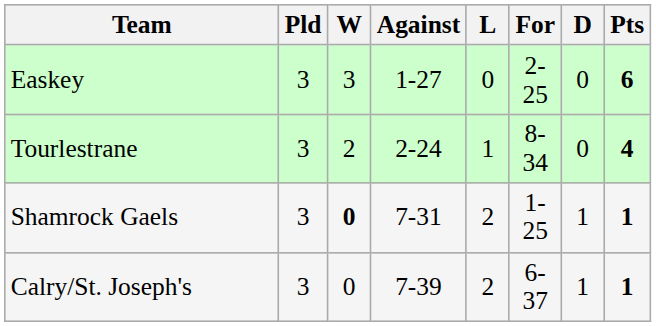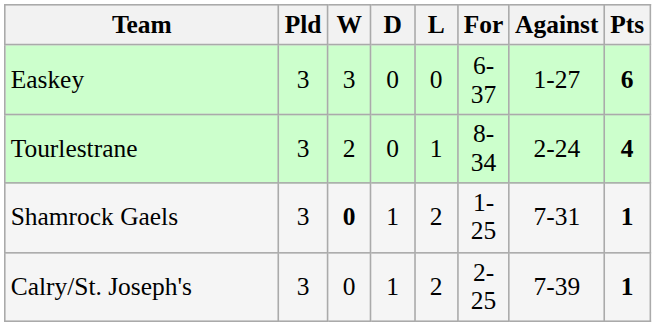columns swapped: (583, 24) <-> (418, 24)
(535, 79) 2-25 -> (484, 79) 6-37
(535, 286) 6-37 -> (484, 286) 2-25
